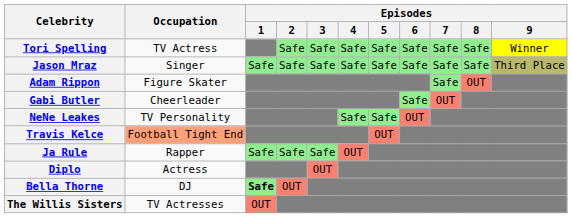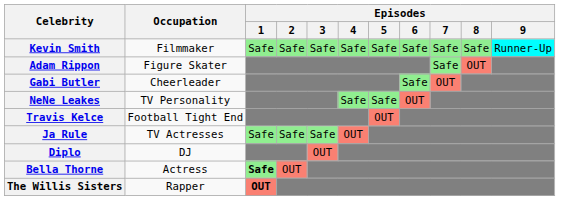- row: (65, 48)
+ row: (65, 48)
- row: (65, 65)
(185, 135) lightsalmon background -> (185, 117) no background
(185, 152) Rapper -> (185, 135) TV Actresses
(185, 169) Actress -> (185, 152) DJ
(185, 187) DJ -> (185, 169) Actress
(185, 204) TV Actresses -> (185, 187) Rapper
(261, 204) normal -> (261, 187) bold
